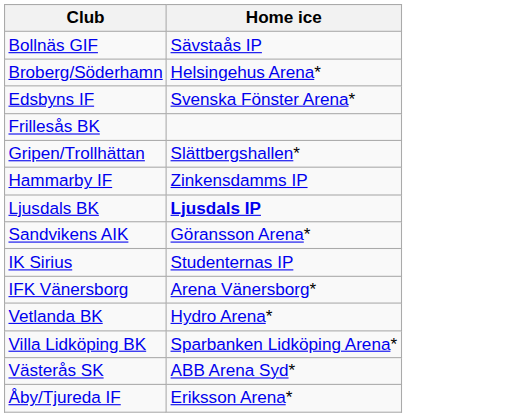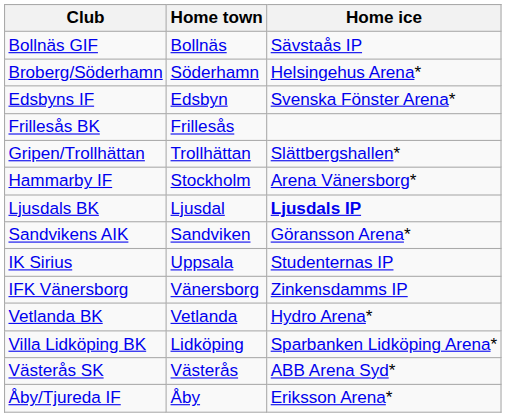+ column: (217, 18)
(239, 180) Zinkensdamms IP -> (344, 180) Arena Vänersborg*
(243, 289) Arena Vänersborg* -> (339, 289) Zinkensdamms IP
